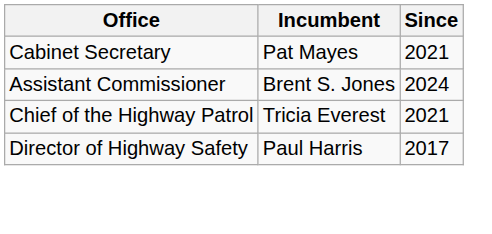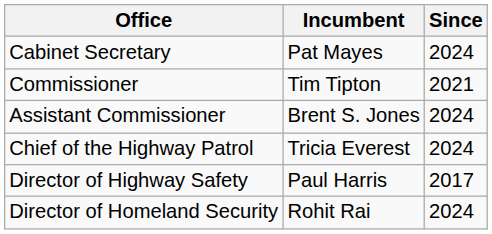(427, 52) 2021 -> (451, 52) 2024
+ row: (74, 84)
(427, 116) 2021 -> (451, 148) 2024
+ row: (144, 212)
